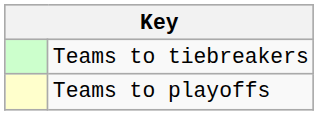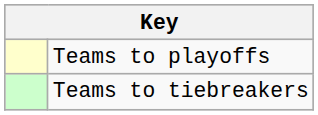rows swapped: (162, 92) <-> (181, 57)
